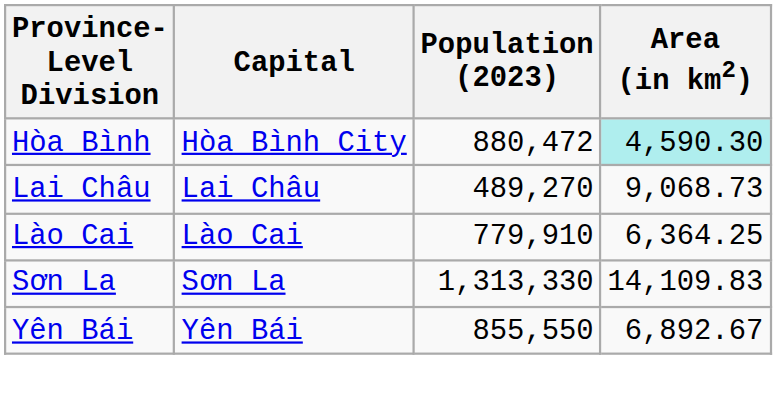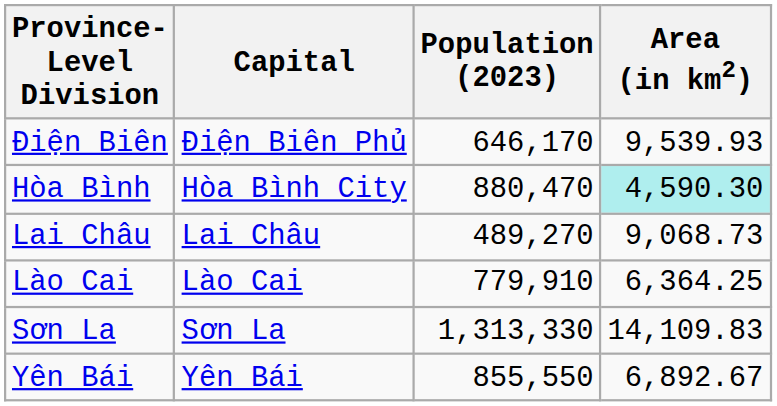+ row: (90, 142)
(533, 142) 880,472 -> (533, 189) 880,470
